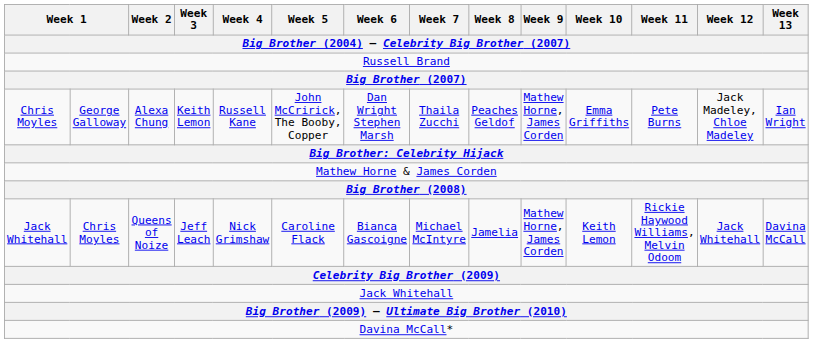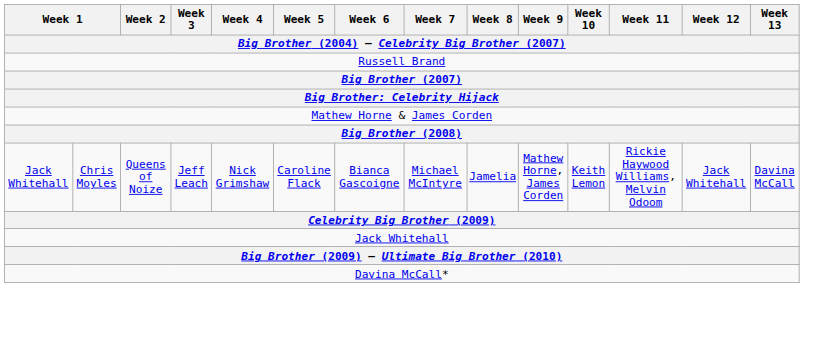- row: (99, 117)
